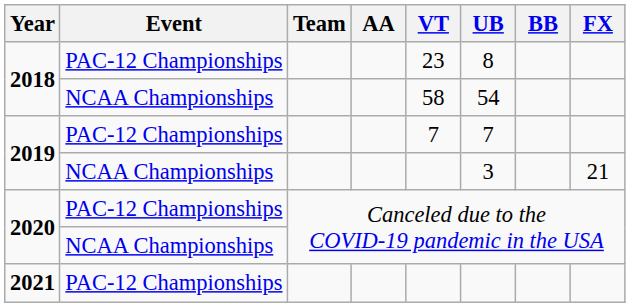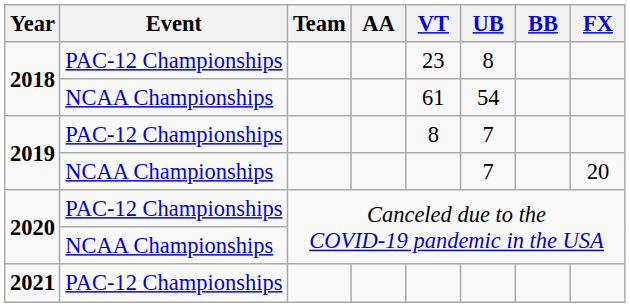(433, 97) 58 -> (433, 97) 61
(433, 134) 7 -> (433, 134) 8
(488, 171) 3 -> (488, 171) 7
(598, 171) 21 -> (598, 171) 20
